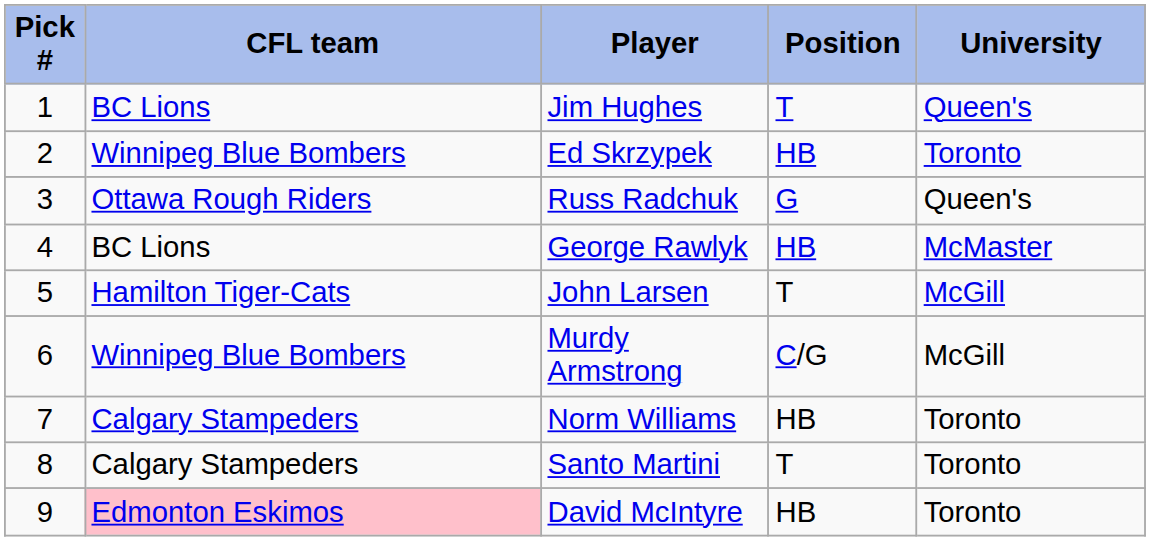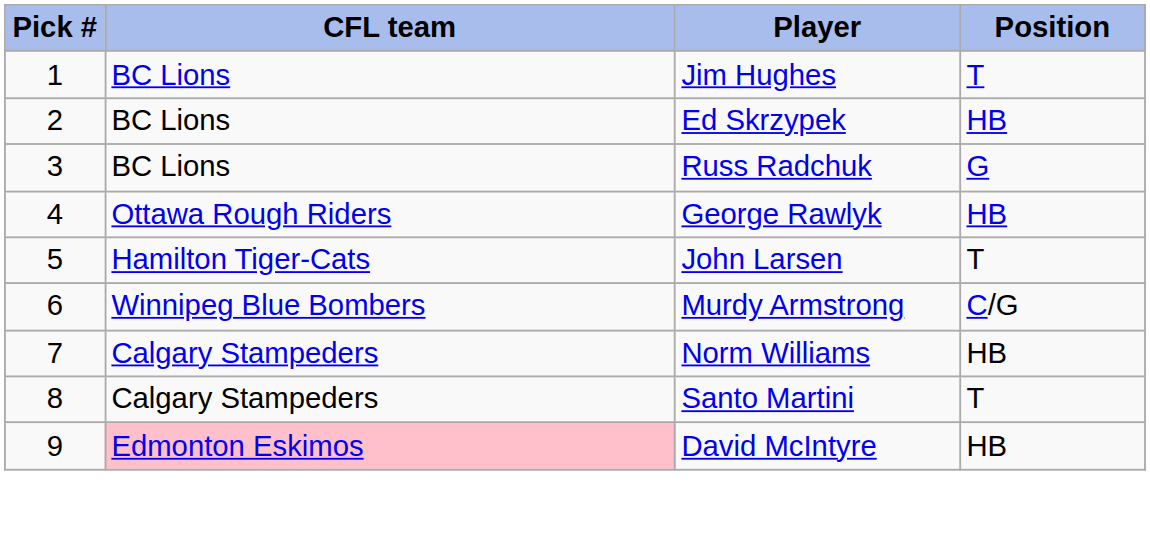- column: (1031, 44)
(249, 153) Winnipeg Blue Bombers -> (171, 120) BC Lions
(231, 199) Ottawa Rough Riders -> (171, 167) BC Lions
(151, 246) BC Lions -> (251, 213) Ottawa Rough Riders
